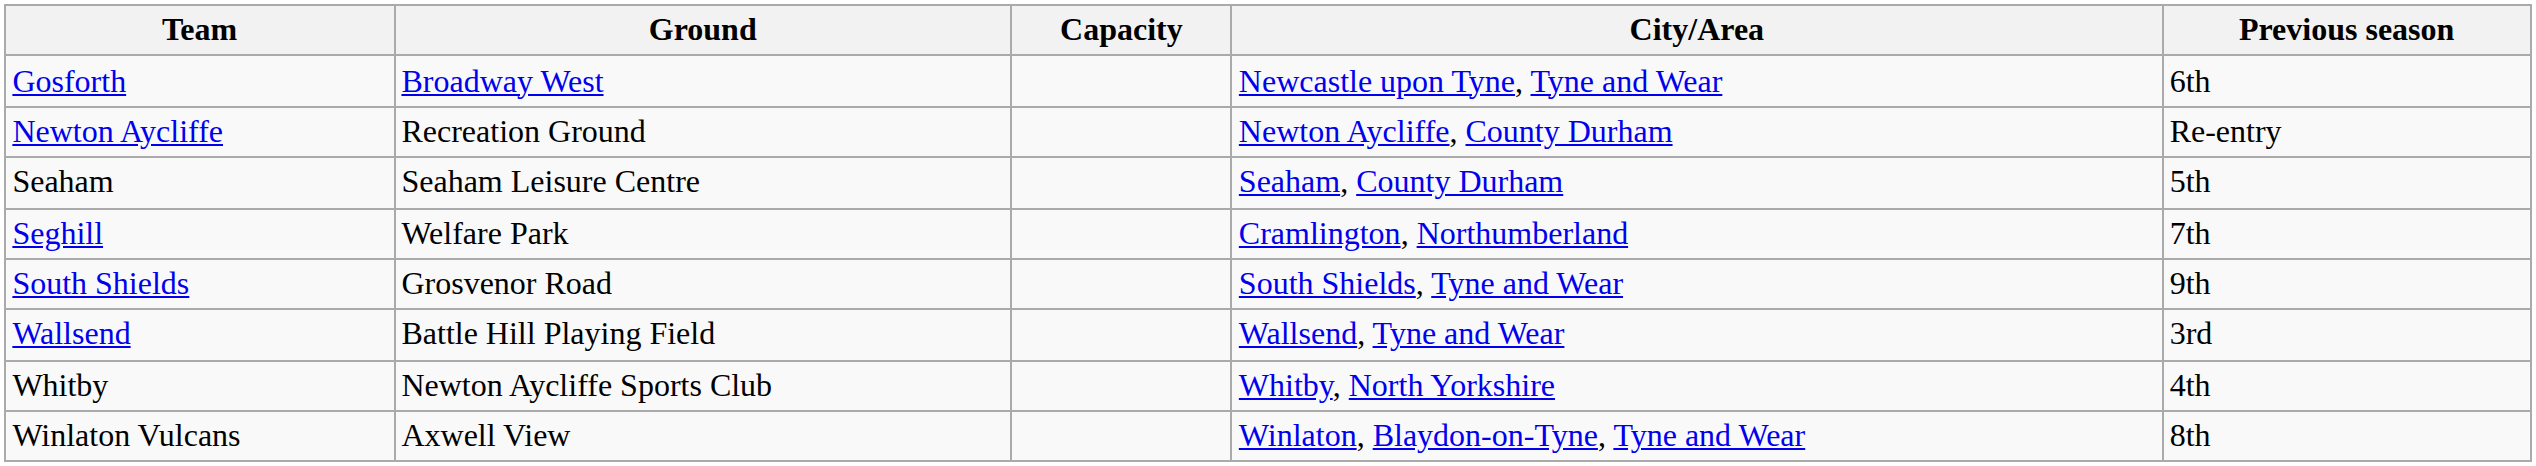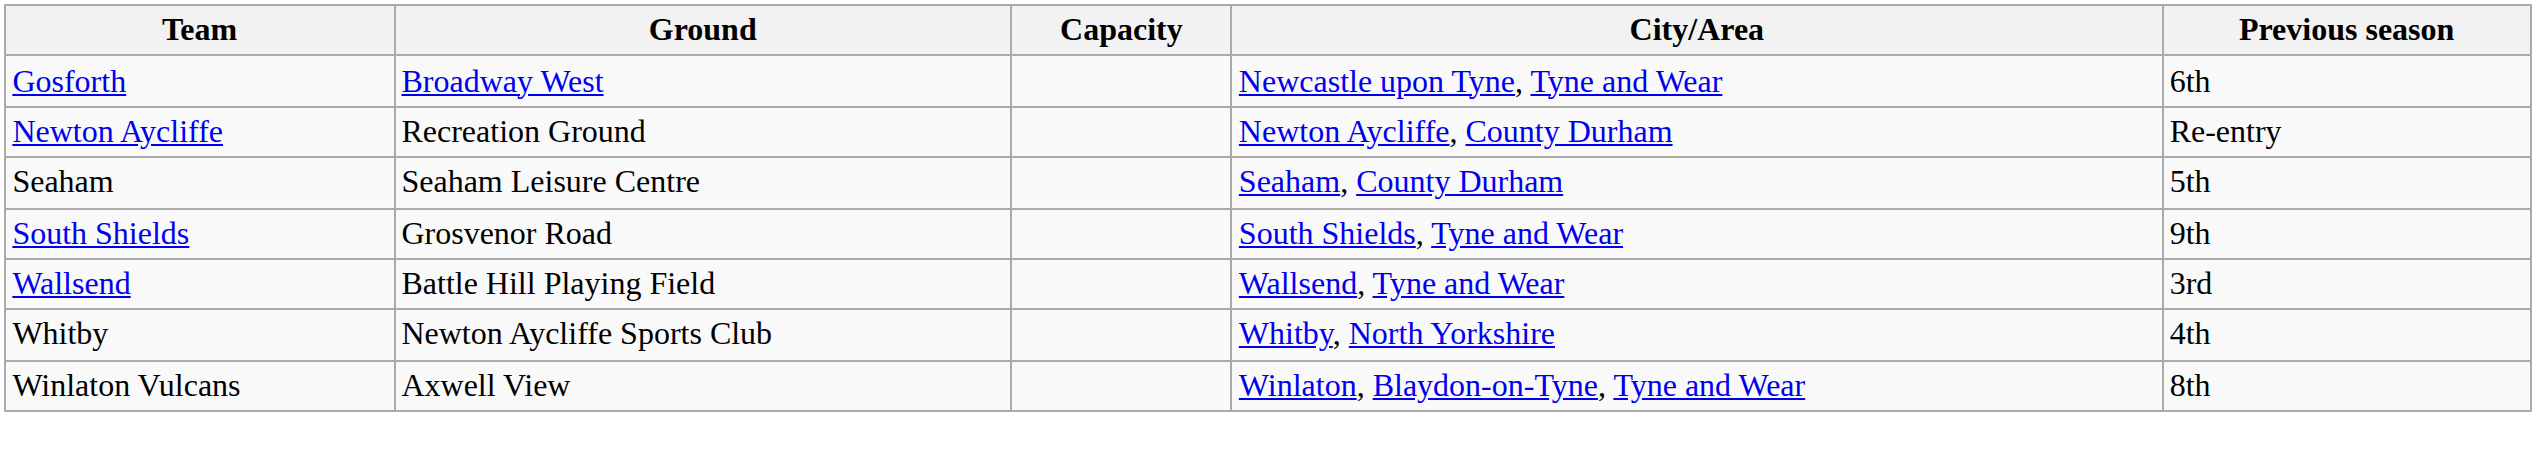- row: (58, 232)
